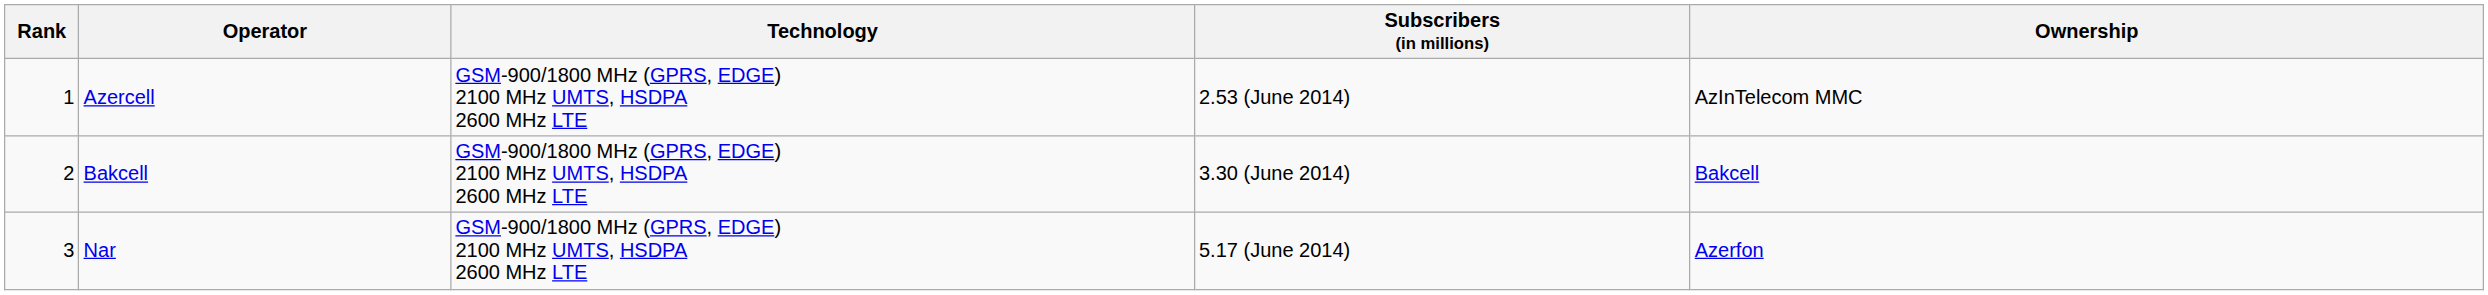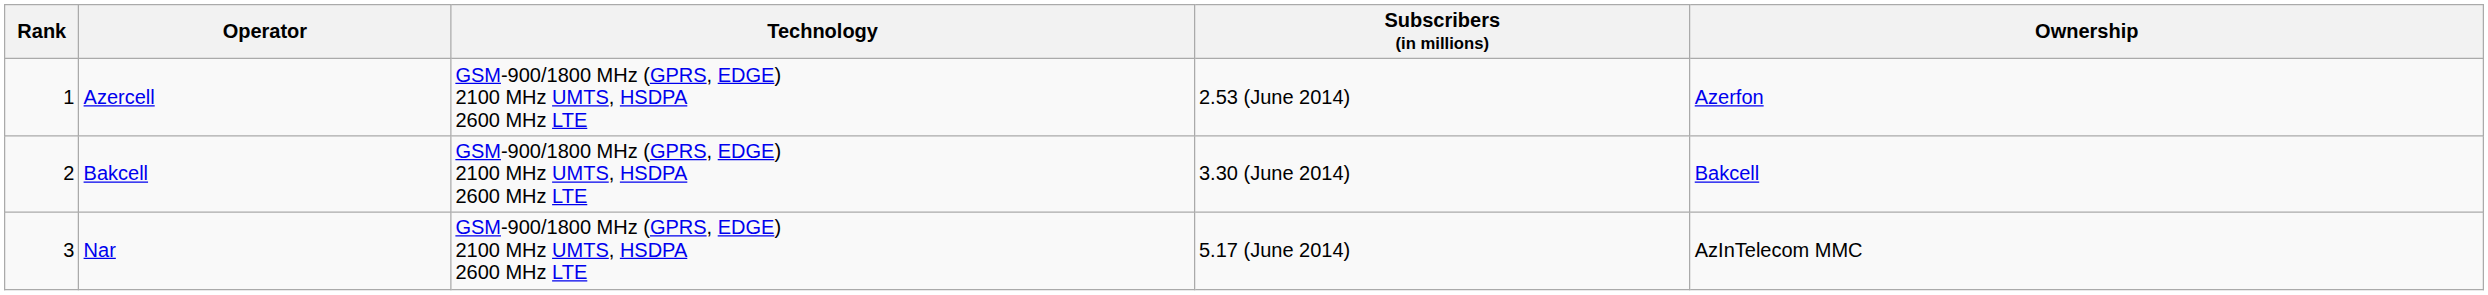(1779, 97) AzInTelecom MMC -> (1729, 97) Azerfon
(1729, 250) Azerfon -> (1779, 250) AzInTelecom MMC
